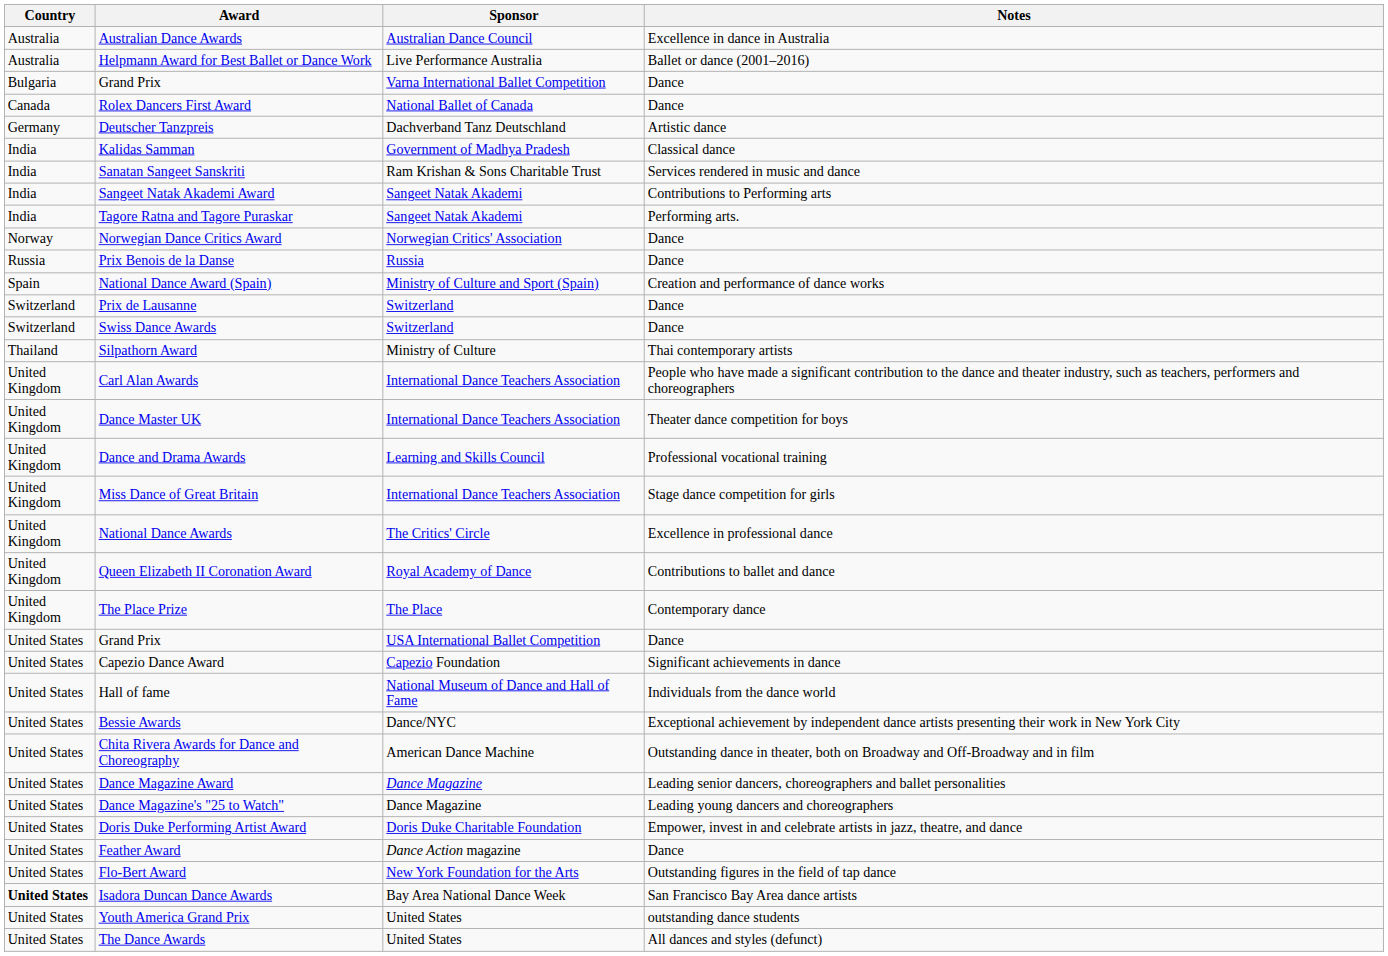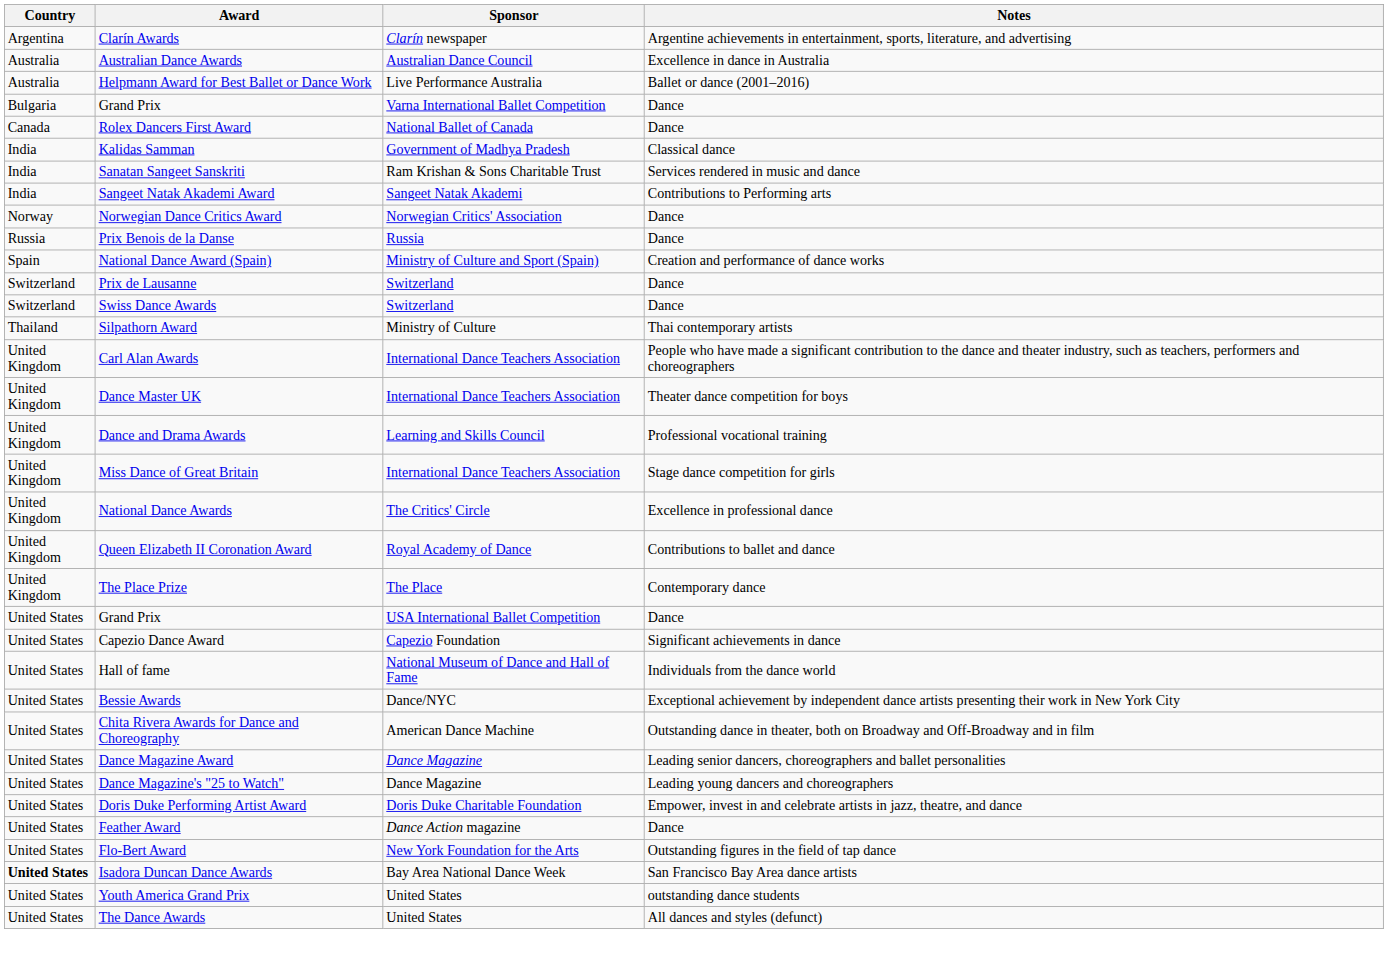+ row: (139, 37)
- row: (156, 127)
- row: (196, 216)
